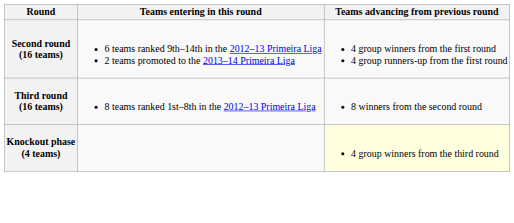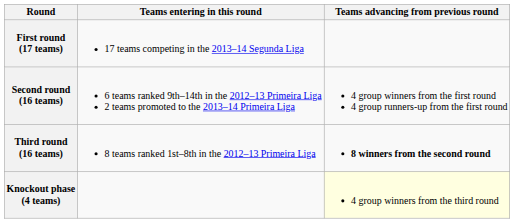+ row: (41, 43)
(417, 107) normal -> (417, 154) bold
